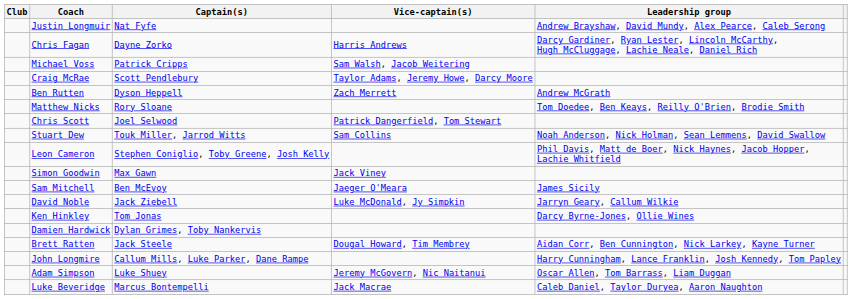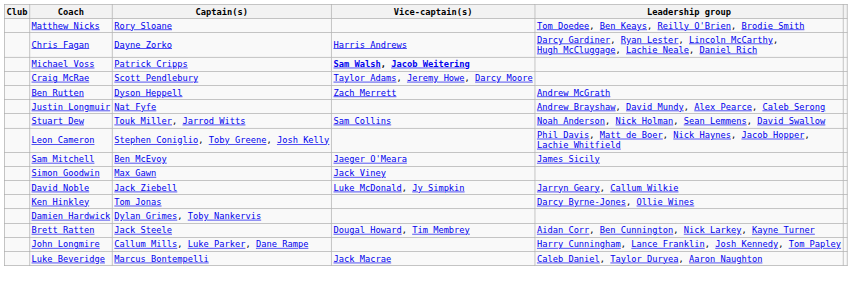rows swapped: (66, 107) <-> (71, 26)
(402, 64) normal -> (402, 64) bold
- row: (60, 121)
rows swapped: (63, 188) <-> (66, 173)
- row: (63, 273)
